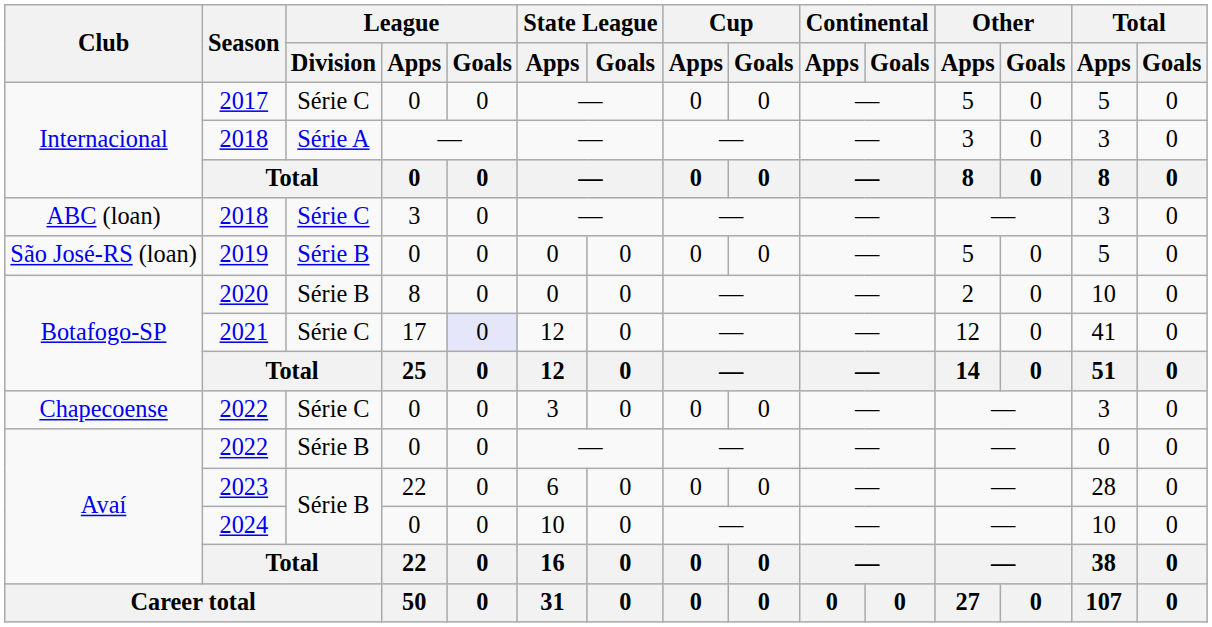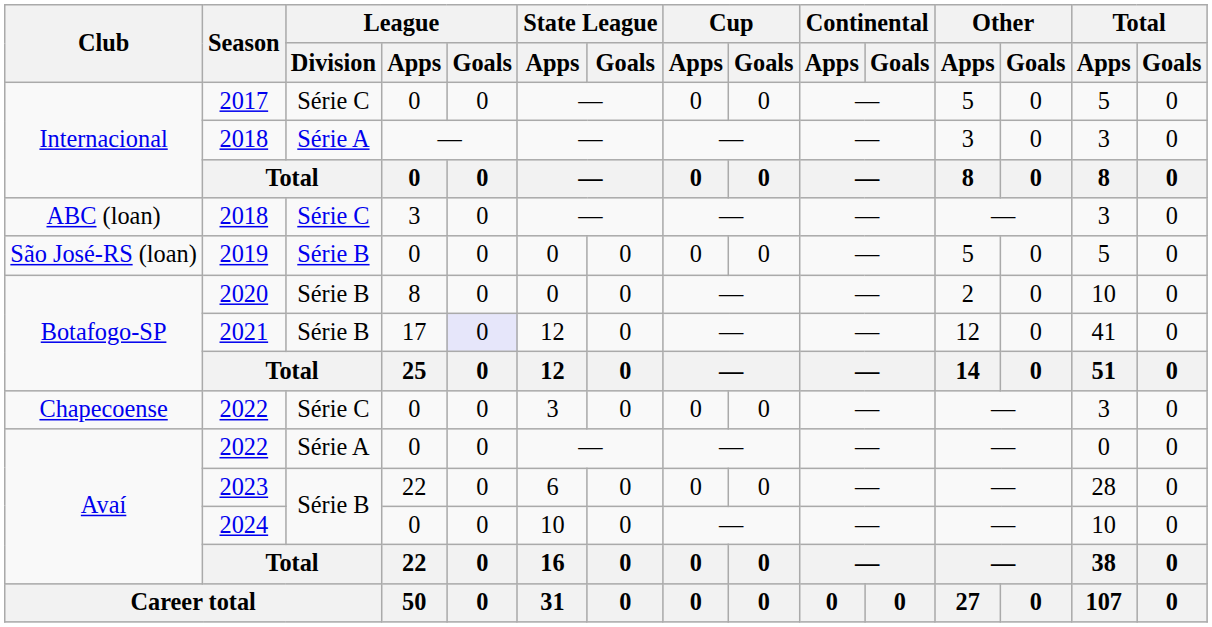(333, 332) Série C -> (333, 332) Série B
(333, 448) Série B -> (333, 448) Série A
